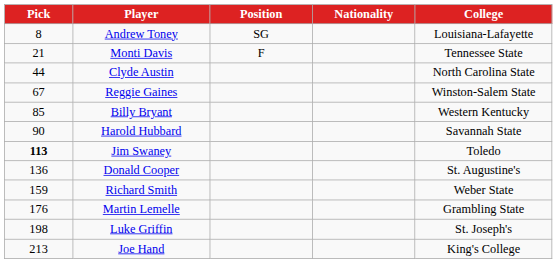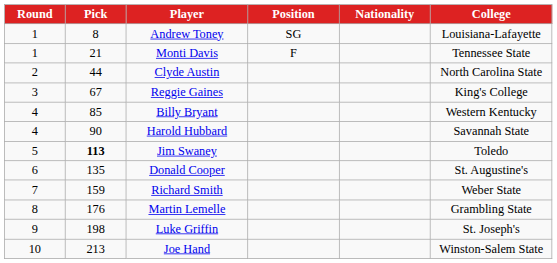+ column: (35, 14)
(484, 92) Winston-Salem State -> (491, 92) King's College
(39, 170) 136 -> (96, 170) 135
(484, 248) King's College -> (491, 248) Winston-Salem State
